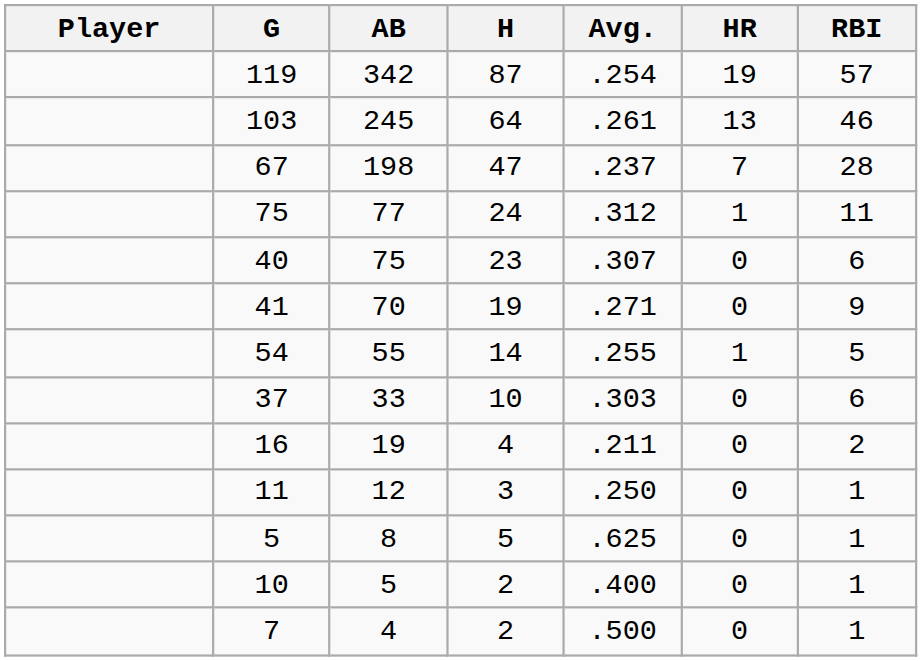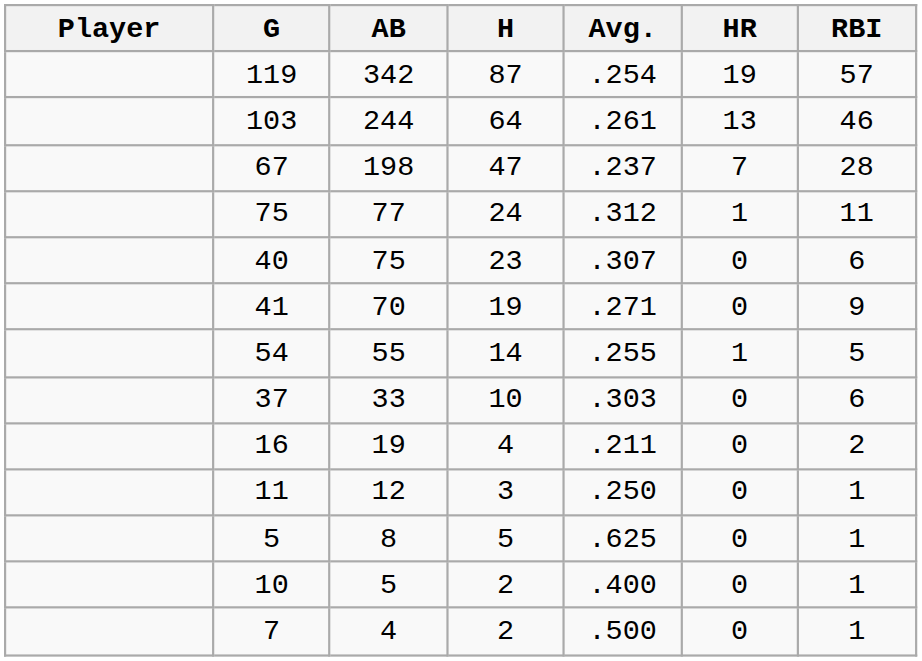(389, 121) 245 -> (389, 121) 244
